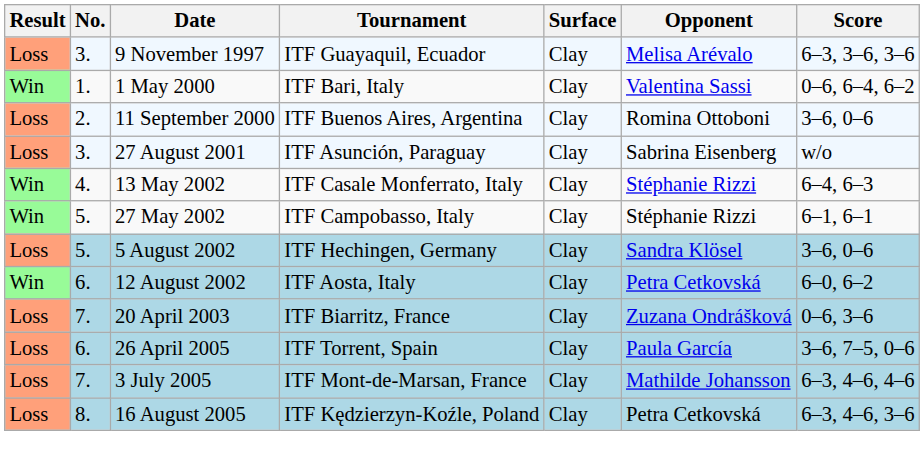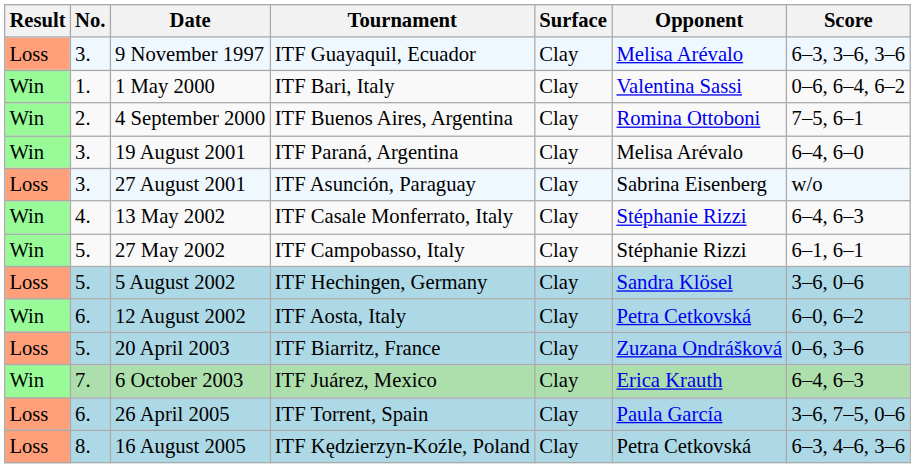+ row: (190, 119)
- row: (195, 119)
+ row: (180, 151)
(83, 315) 7. -> (83, 348) 5.
+ row: (179, 380)
- row: (163, 380)
